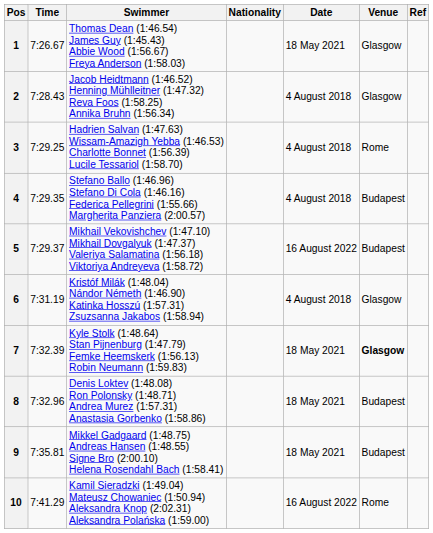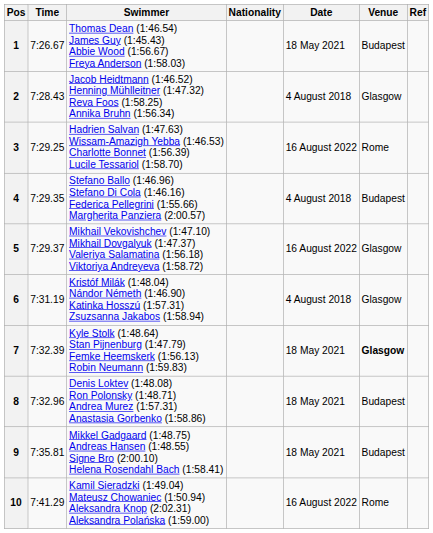(381, 46) Glasgow -> (383, 46) Budapest
(318, 147) 4 August 2018 -> (321, 147) 16 August 2022
(383, 249) Budapest -> (381, 249) Glasgow
